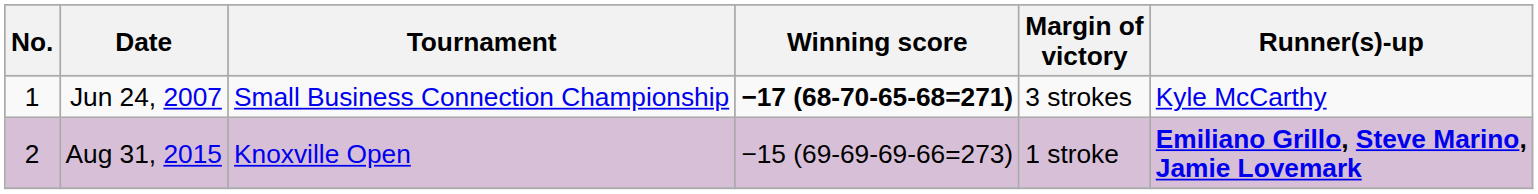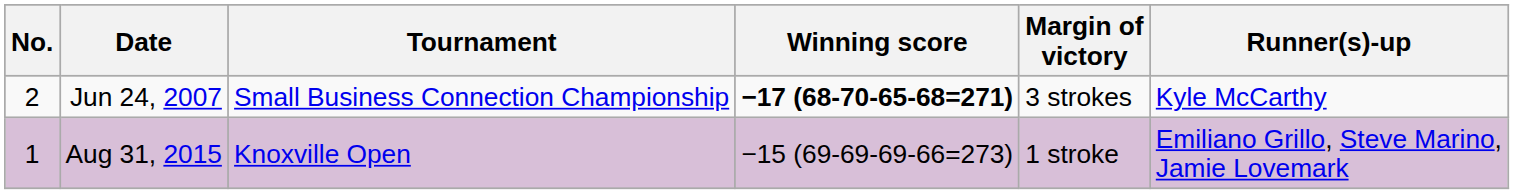(32, 97) 1 -> (32, 97) 2
(32, 153) 2 -> (32, 153) 1
(1341, 153) bold -> (1329, 153) normal
